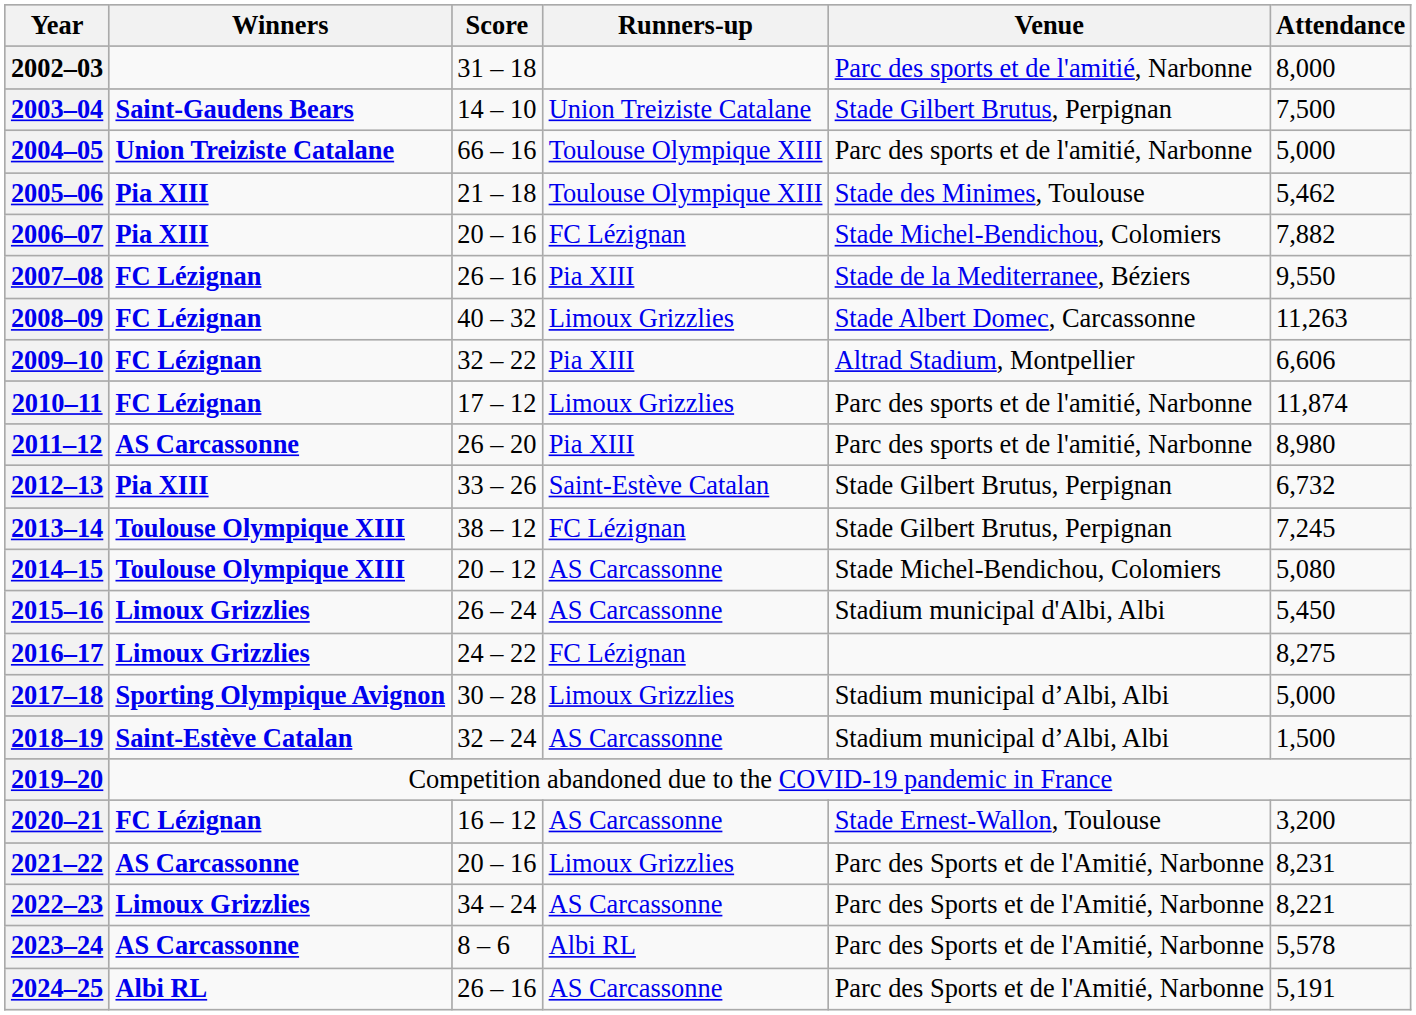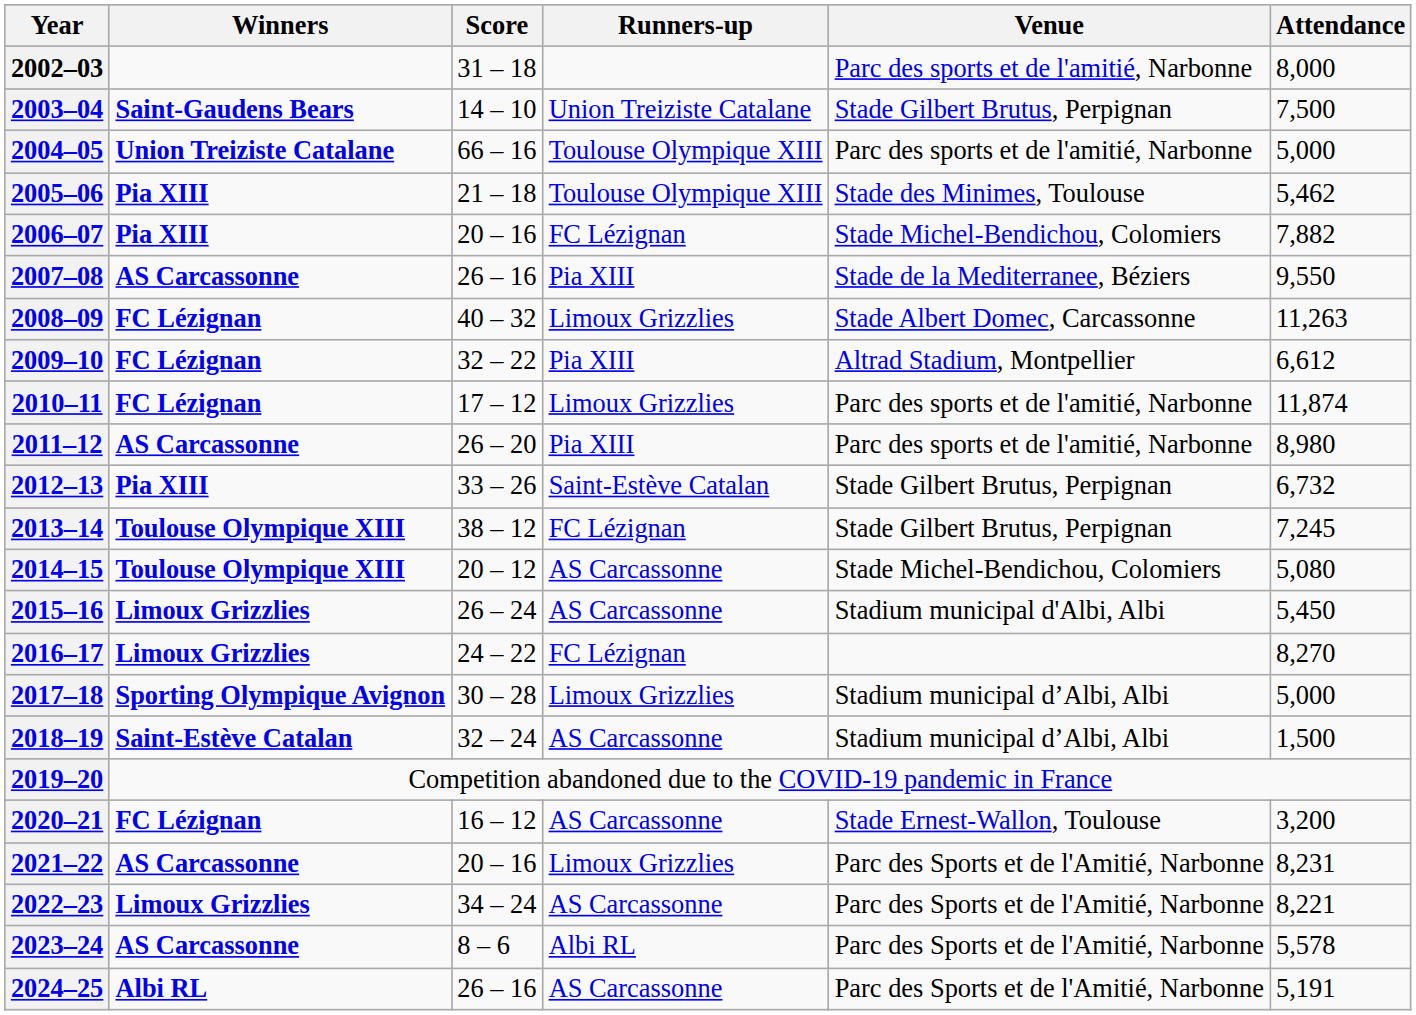(188, 276) FC Lézignan -> (207, 276) AS Carcassonne
(1306, 360) 6,606 -> (1306, 360) 6,612
(1306, 653) 8,275 -> (1306, 653) 8,270
